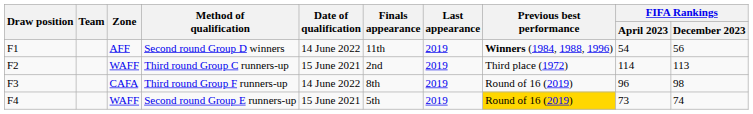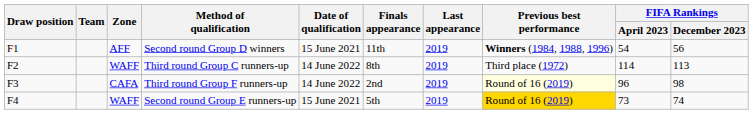(331, 48) 14 June 2022 -> (331, 48) 15 June 2021
(331, 65) 15 June 2021 -> (331, 65) 14 June 2022
(374, 65) 2nd -> (373, 65) 8th
(373, 83) 8th -> (374, 83) 2nd
(529, 83) no background -> (529, 83) lightyellow background
